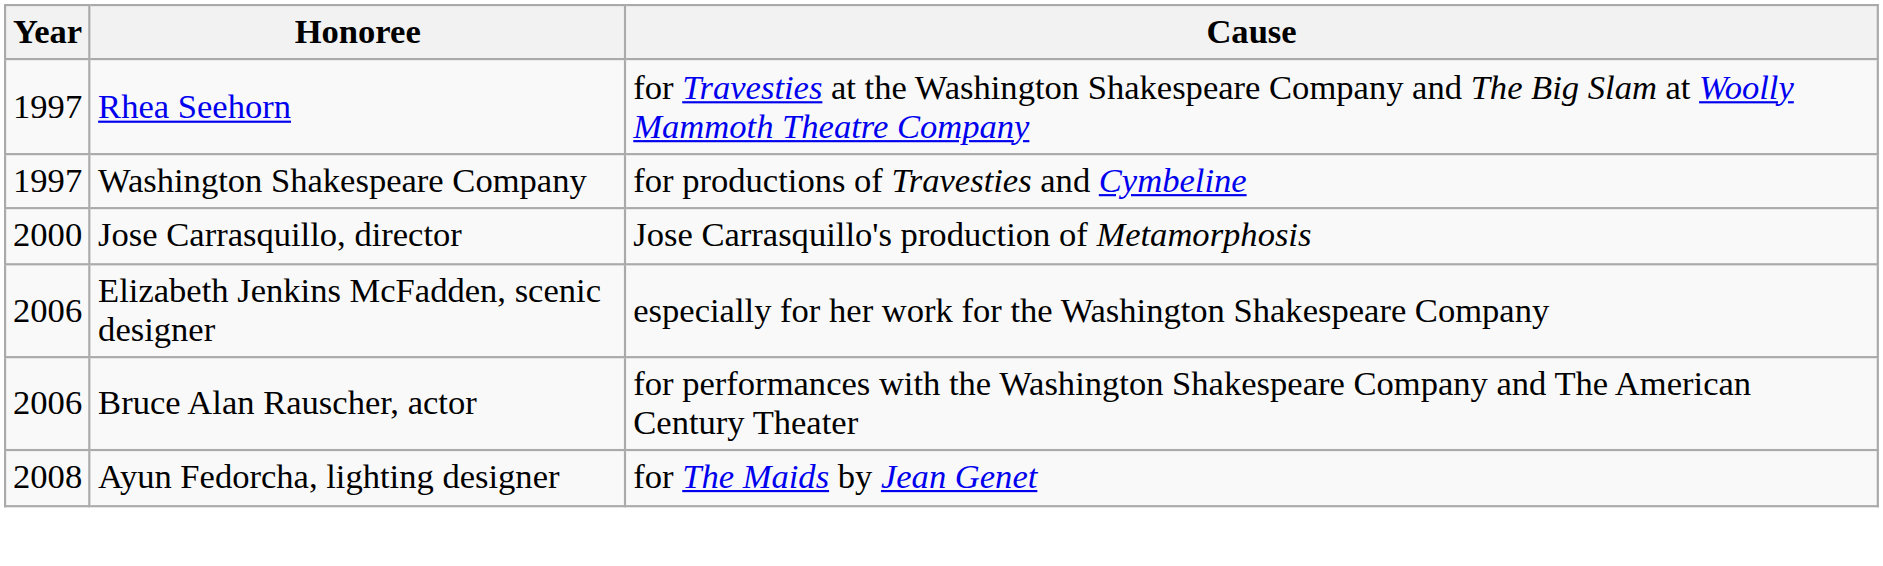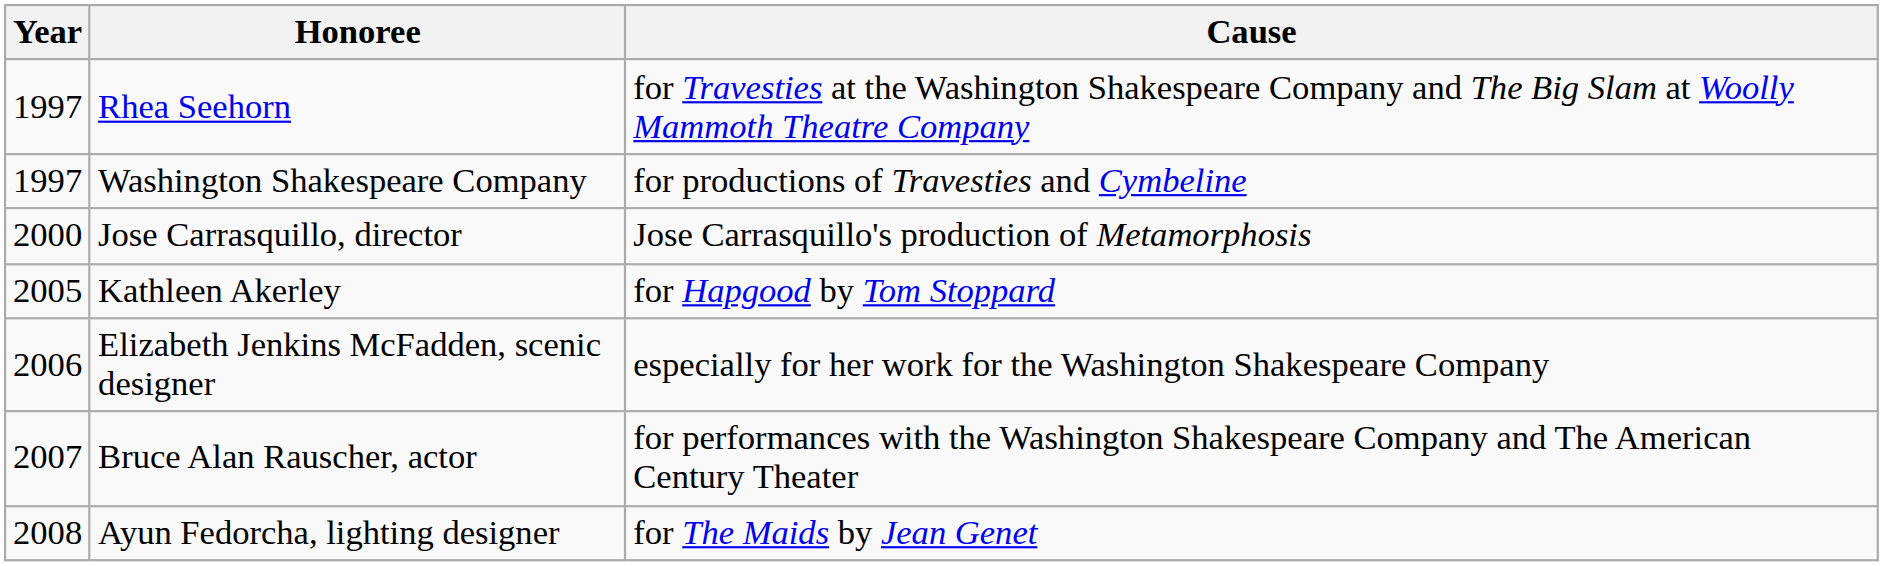+ row: (219, 290)
(48, 403) 2006 -> (48, 457) 2007
